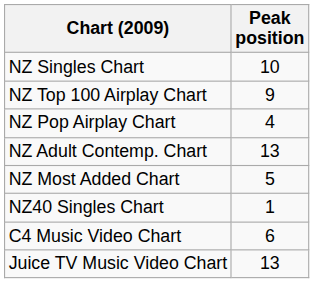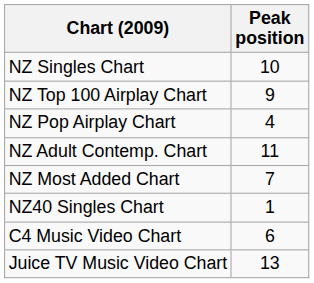(270, 151) 13 -> (270, 151) 11
(270, 179) 5 -> (270, 179) 7
